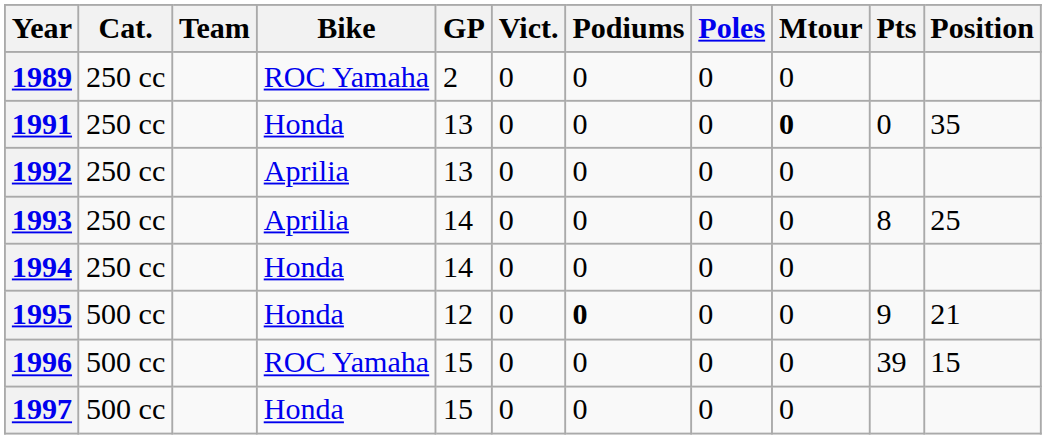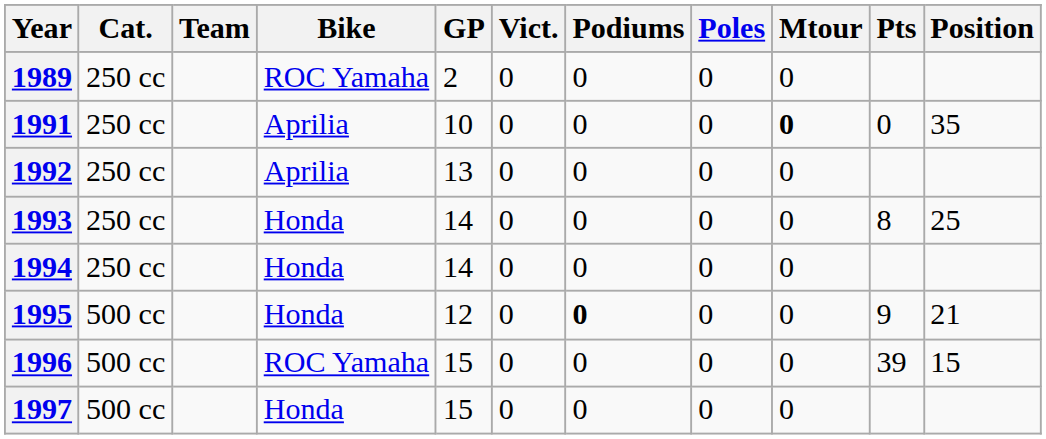(304, 123) Honda -> (306, 123) Aprilia
(458, 123) 13 -> (458, 123) 10
(306, 219) Aprilia -> (304, 219) Honda
